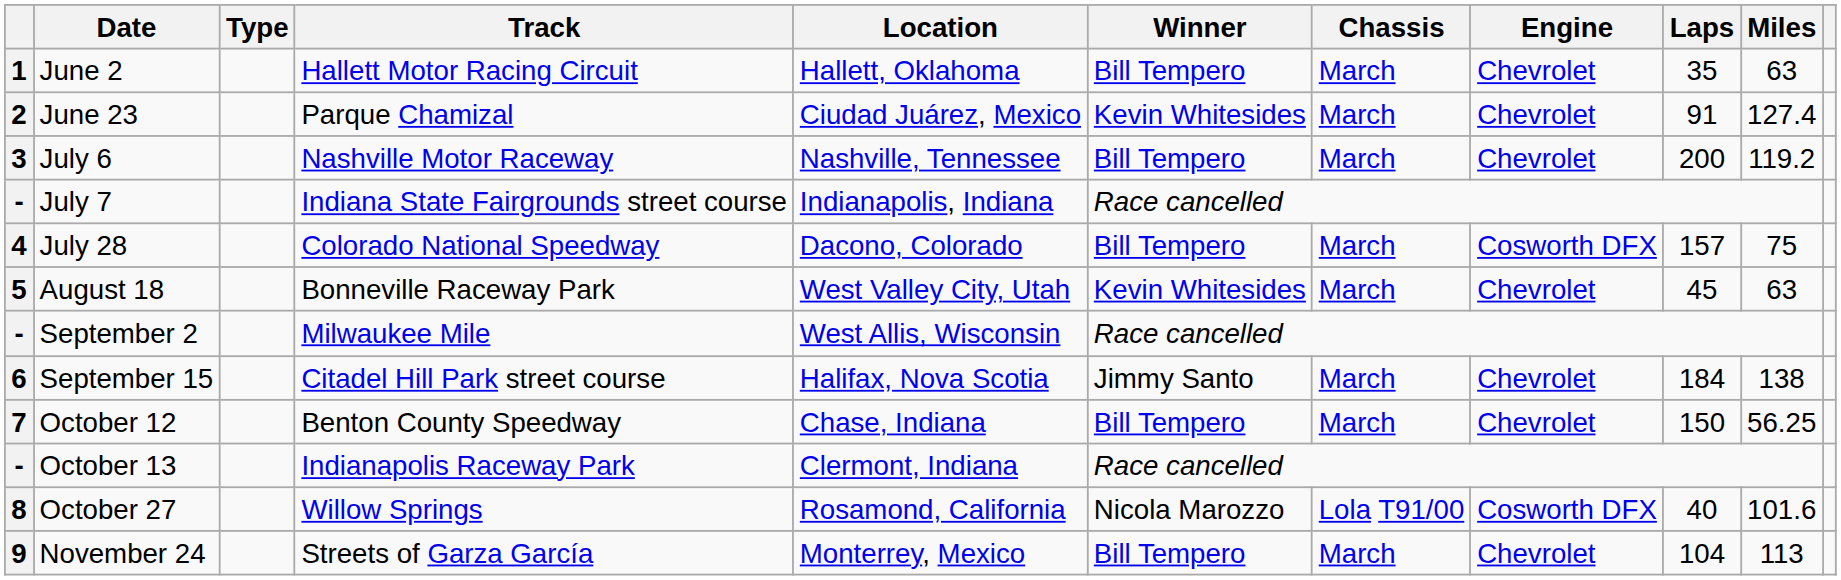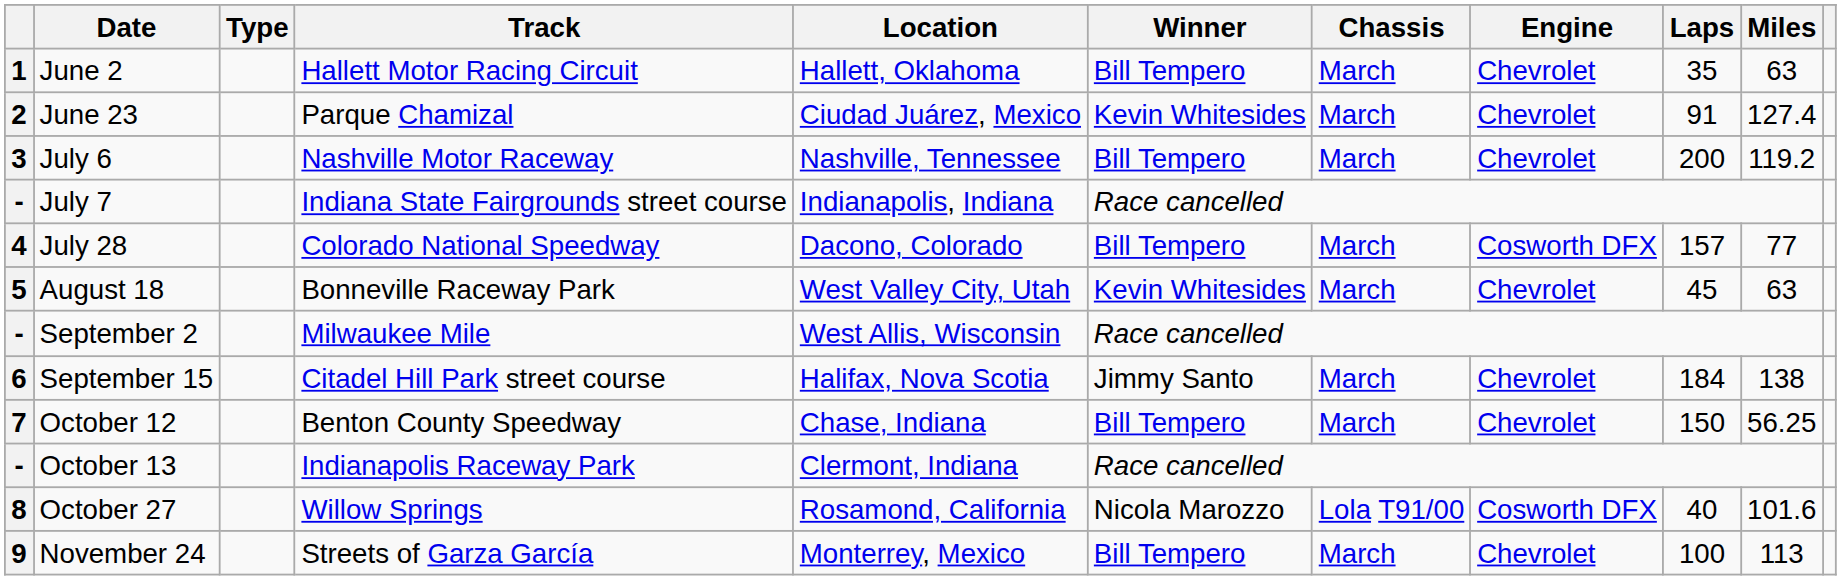(1782, 246) 75 -> (1782, 246) 77
(1702, 553) 104 -> (1702, 553) 100
